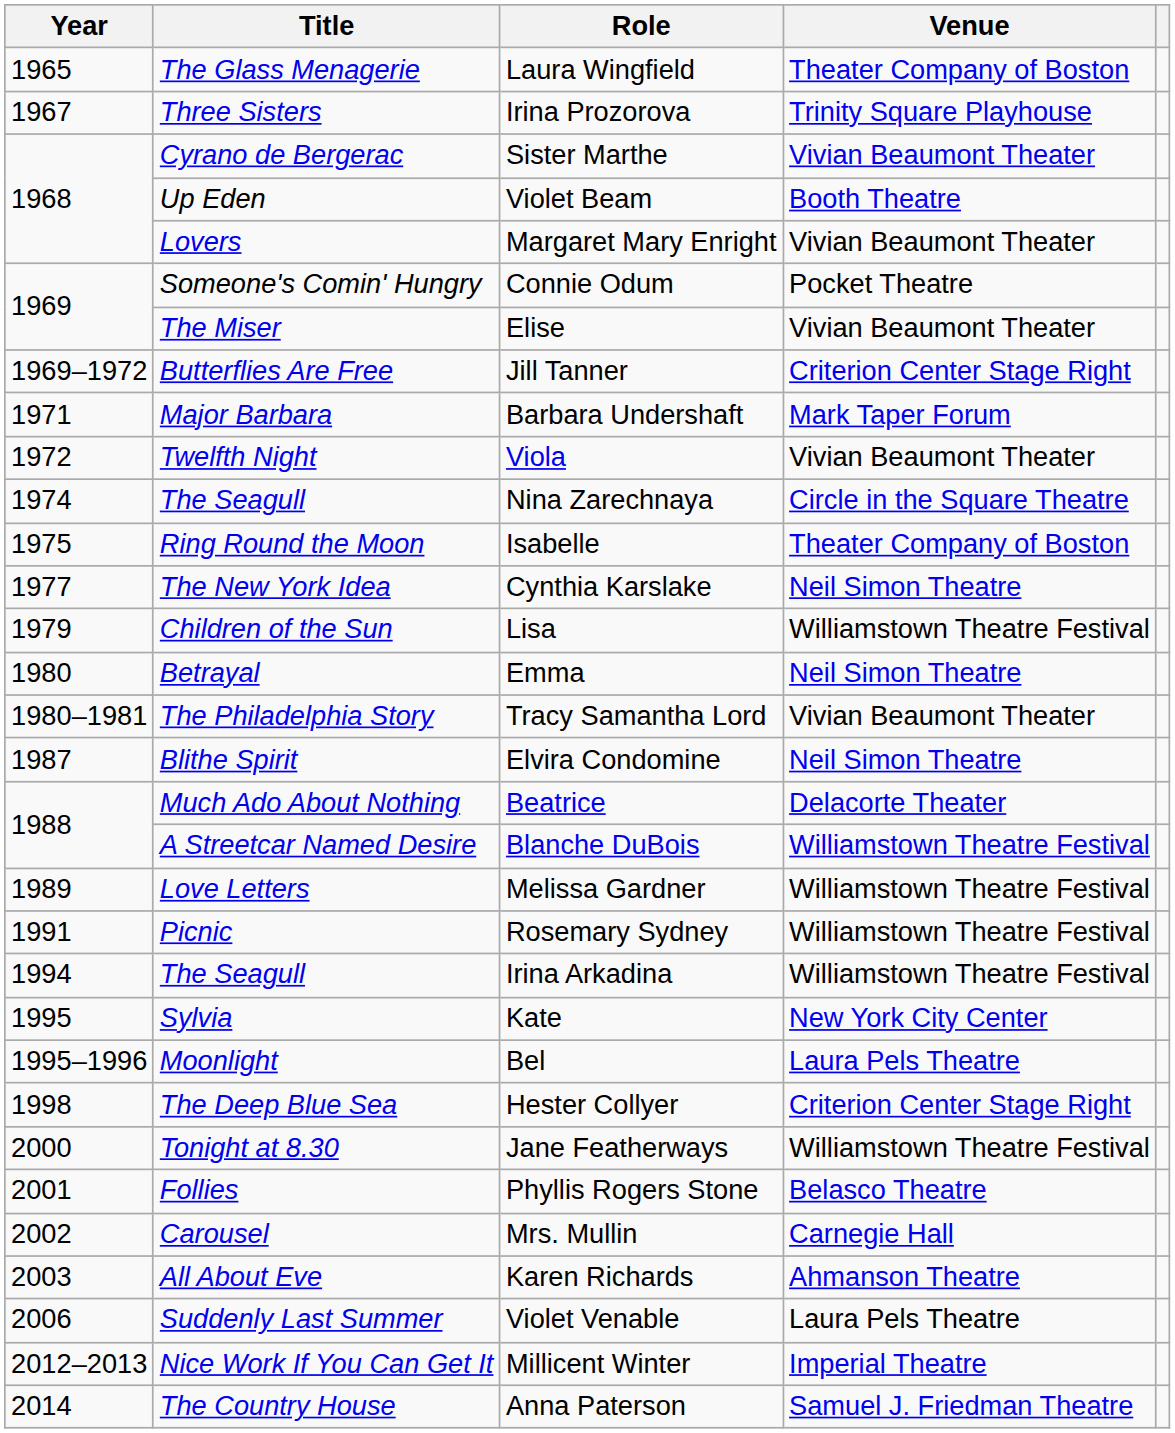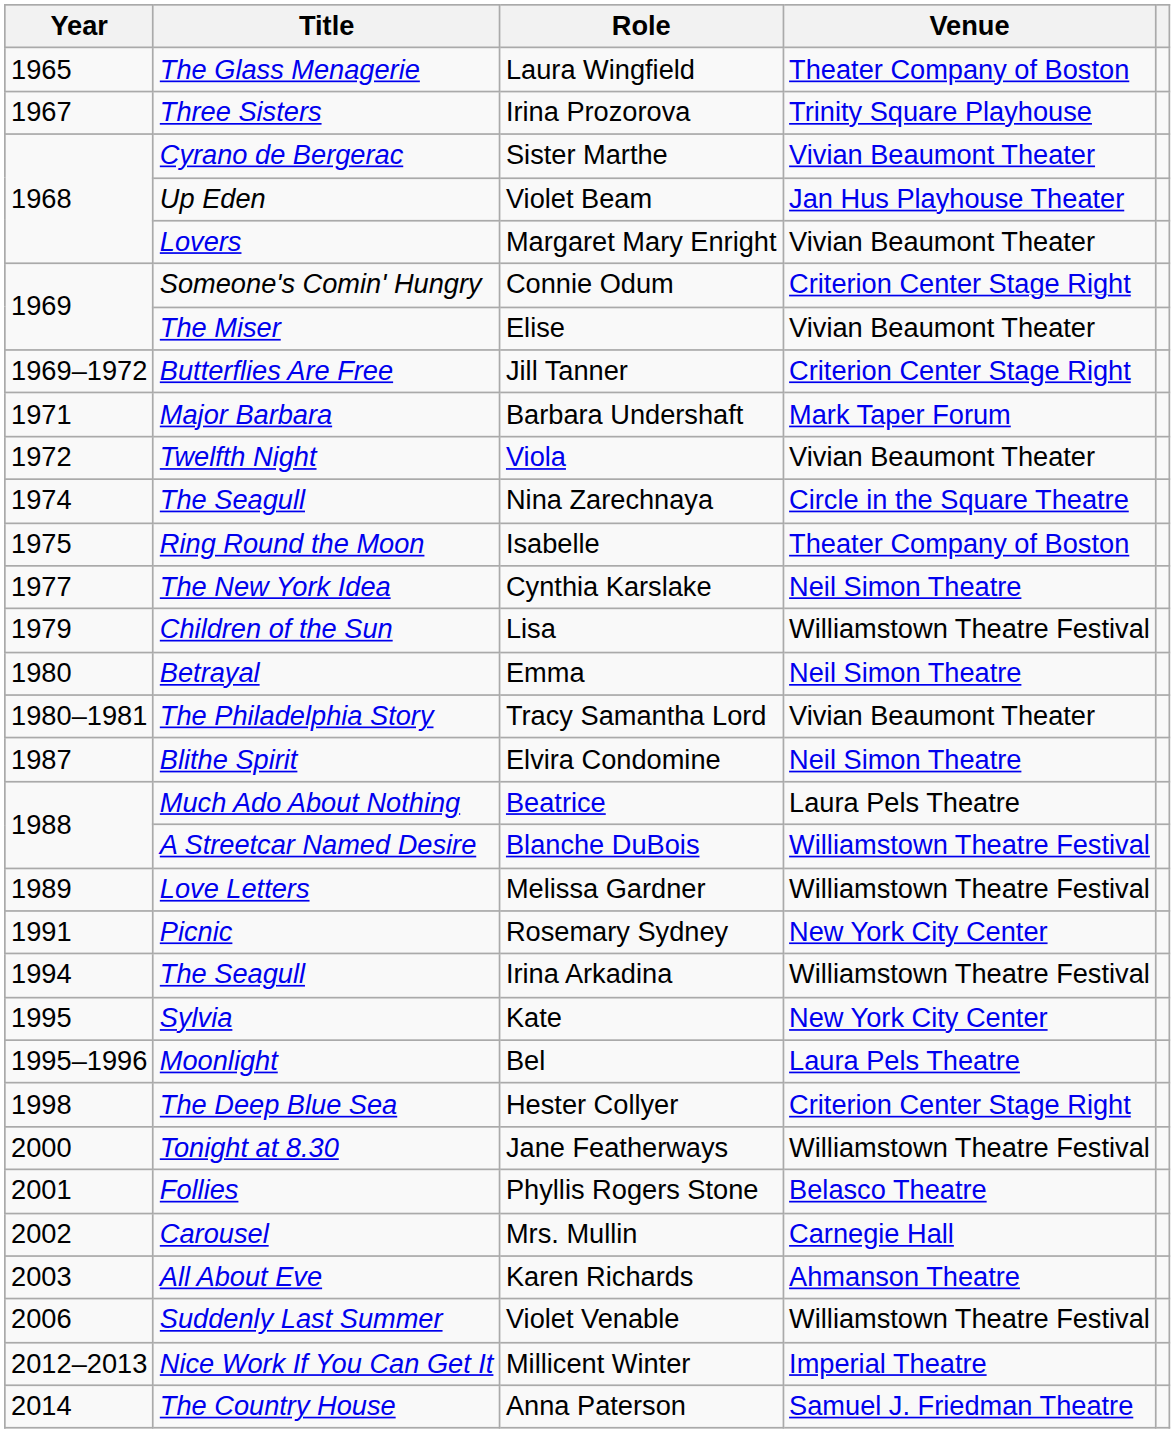(875, 198) Booth Theatre -> (957, 198) Jan Hus Playhouse Theater
(881, 284) Pocket Theatre -> (960, 284) Criterion Center Stage Right
(898, 802) Delacorte Theater -> (905, 802) Laura Pels Theatre
(969, 931) Williamstown Theatre Festival -> (918, 931) New York City Center
(905, 1320) Laura Pels Theatre -> (969, 1320) Williamstown Theatre Festival
